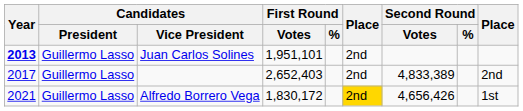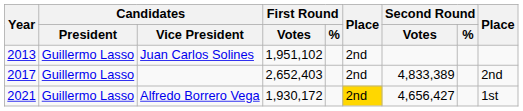(22, 55) bold -> (22, 55) normal
(294, 55) 1,951,101 -> (294, 55) 1,951,102
(294, 95) 1,830,172 -> (294, 95) 1,930,172
(426, 95) 4,656,426 -> (426, 95) 4,656,427
